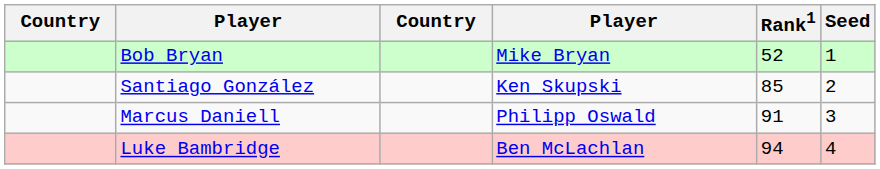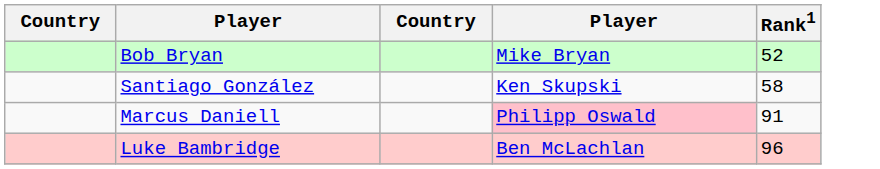- column: (848, 23)
(772, 87) 85 -> (772, 87) 58
(576, 118) no background -> (576, 118) pink background
(772, 149) 94 -> (772, 149) 96
